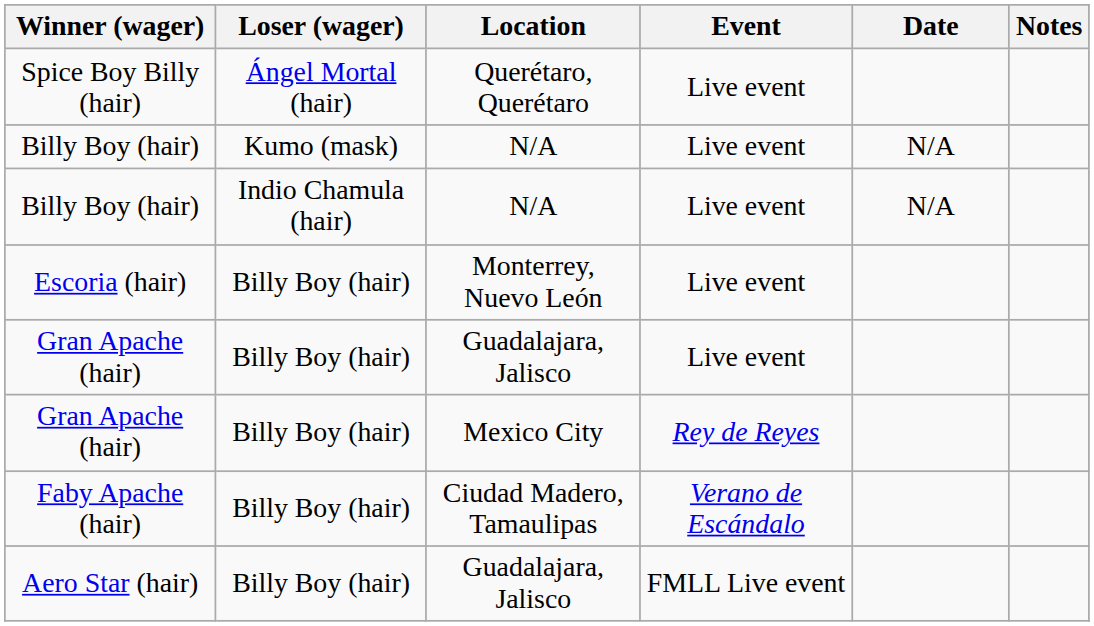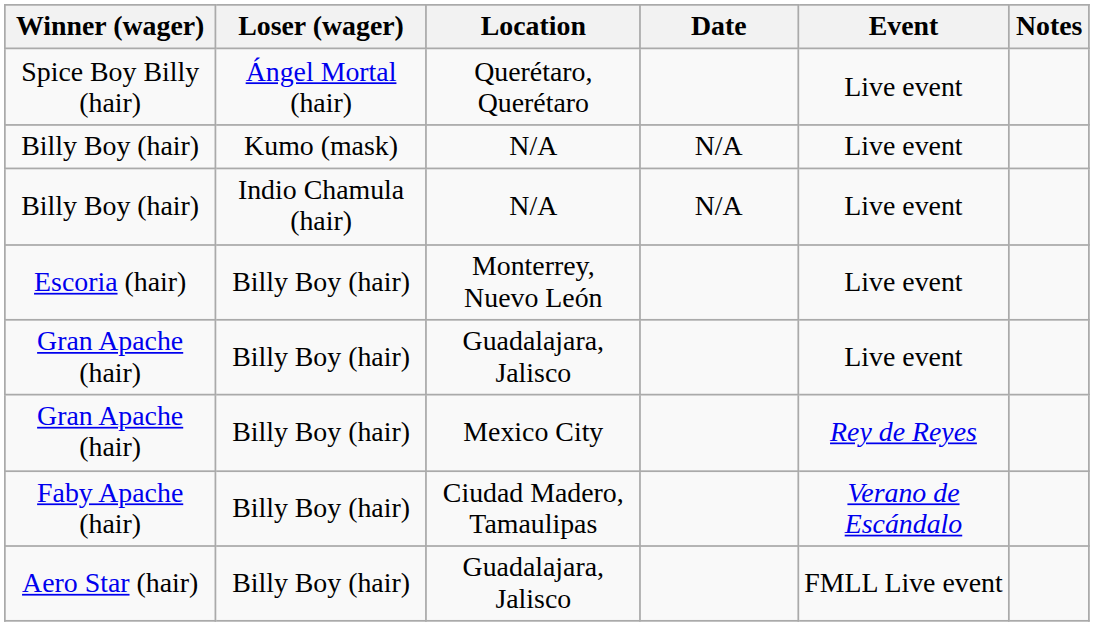columns swapped: (746, 26) <-> (931, 26)
